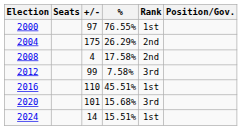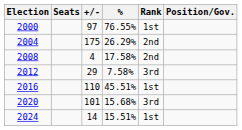(92, 72) 99 -> (92, 72) 29
